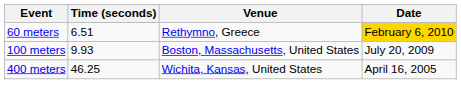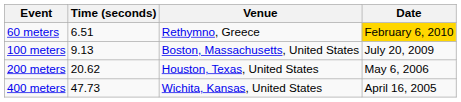(82, 50) 9.93 -> (82, 50) 9.13
+ row: (36, 69)
(85, 69) 46.25 -> (85, 87) 47.73
